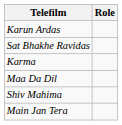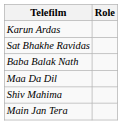+ row: (43, 62)
- row: (21, 62)
